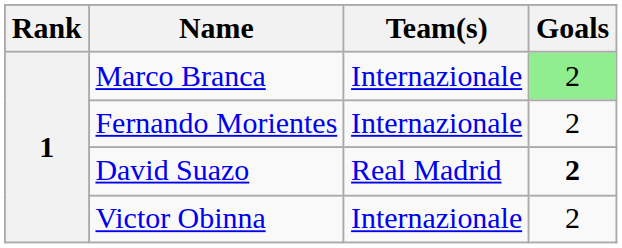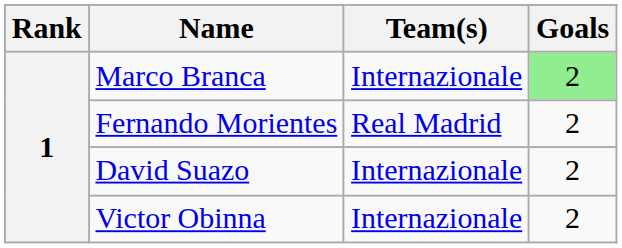(437, 123) Internazionale -> (426, 123) Real Madrid
(426, 170) Real Madrid -> (437, 170) Internazionale
(573, 170) bold -> (573, 170) normal
